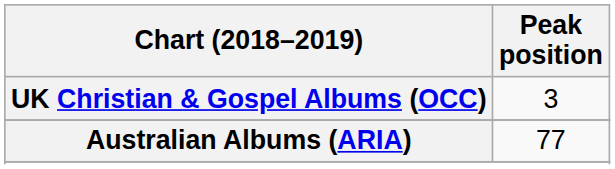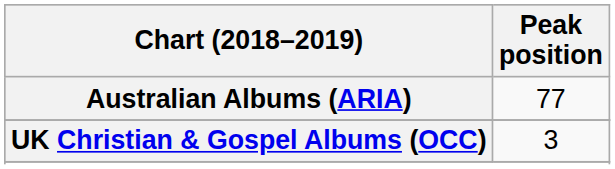rows swapped: (249, 140) <-> (249, 98)
